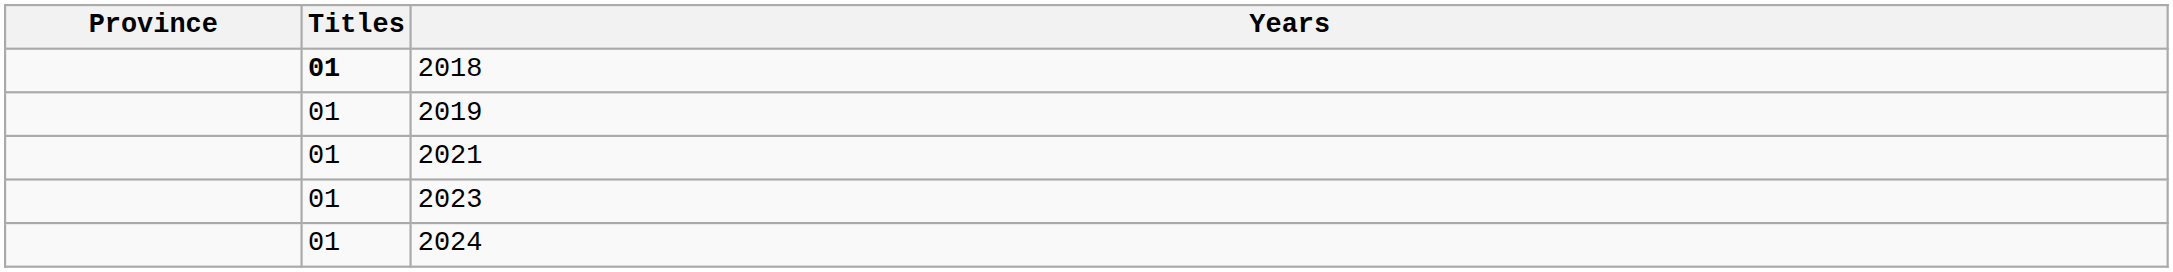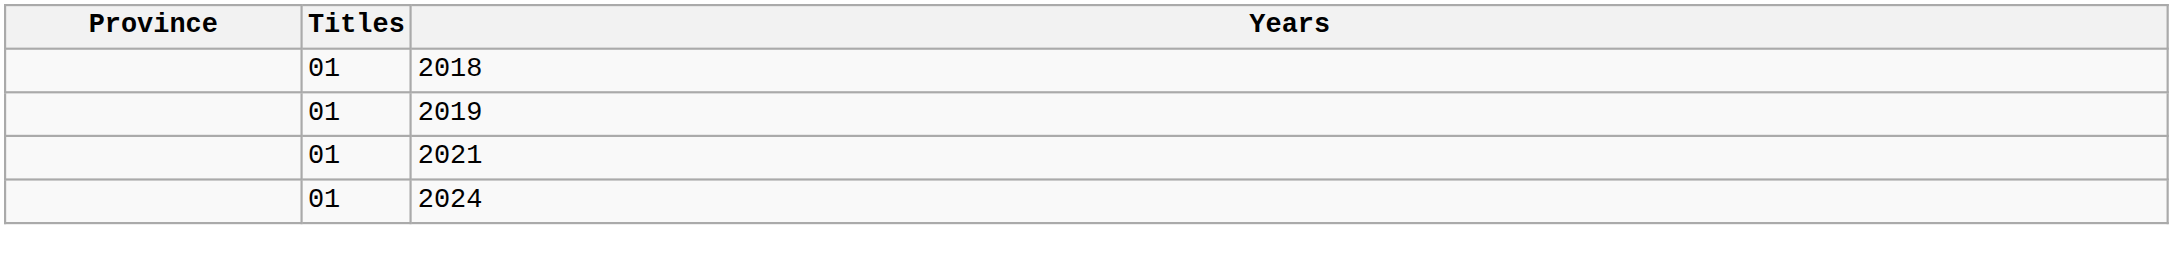(324, 71) bold -> (324, 71) normal
- row: (450, 201)
